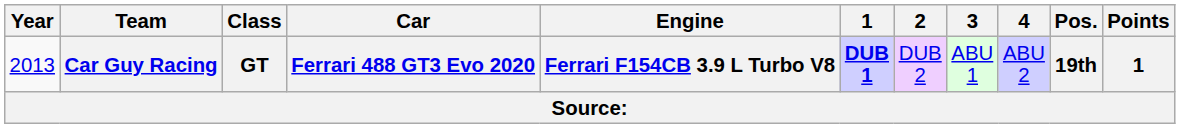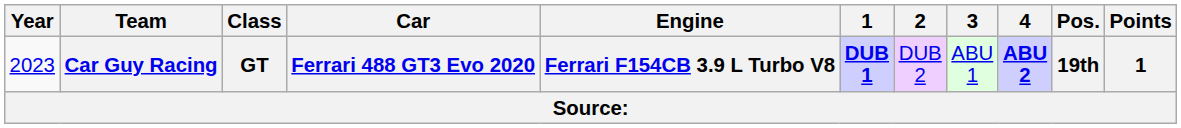(32, 64) 2013 -> (32, 64) 2023
(1024, 64) normal -> (1025, 64) bold
